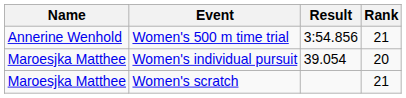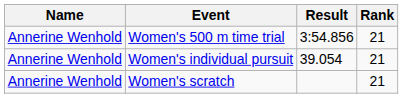(67, 59) Maroesjka Matthee -> (65, 59) Annerine Wenhold
(381, 59) 20 -> (377, 59) 21
(67, 81) Maroesjka Matthee -> (65, 81) Annerine Wenhold
